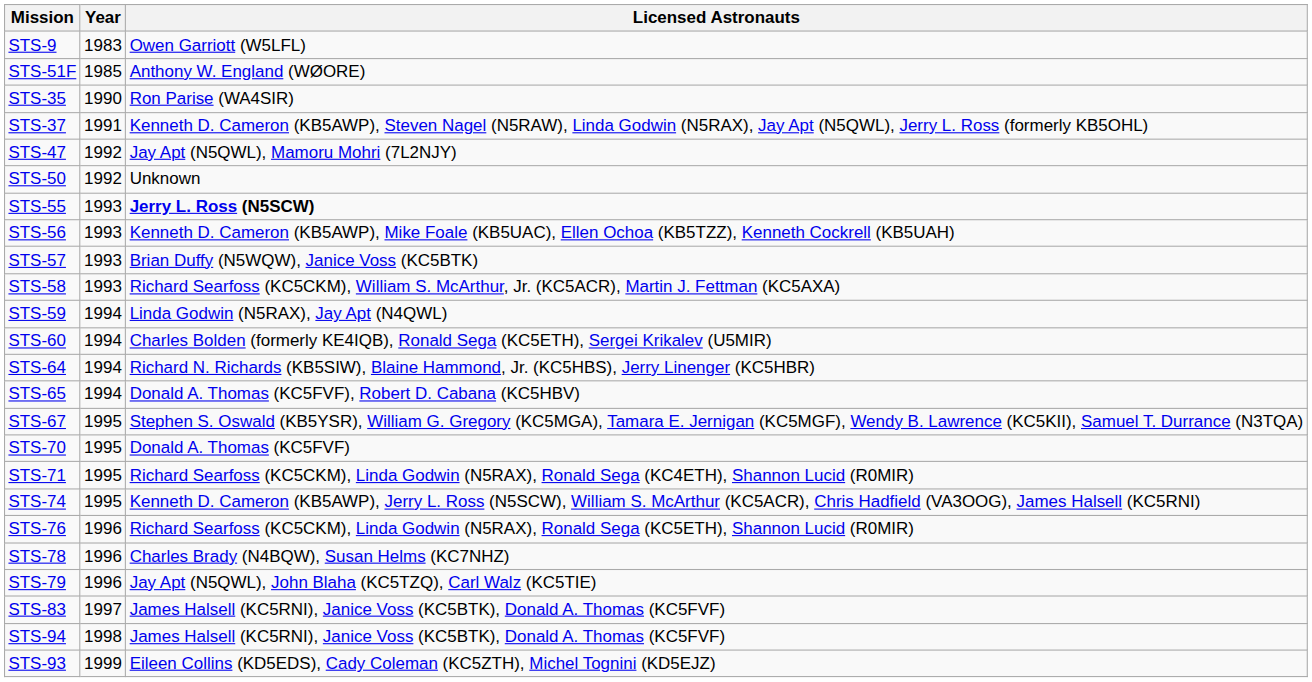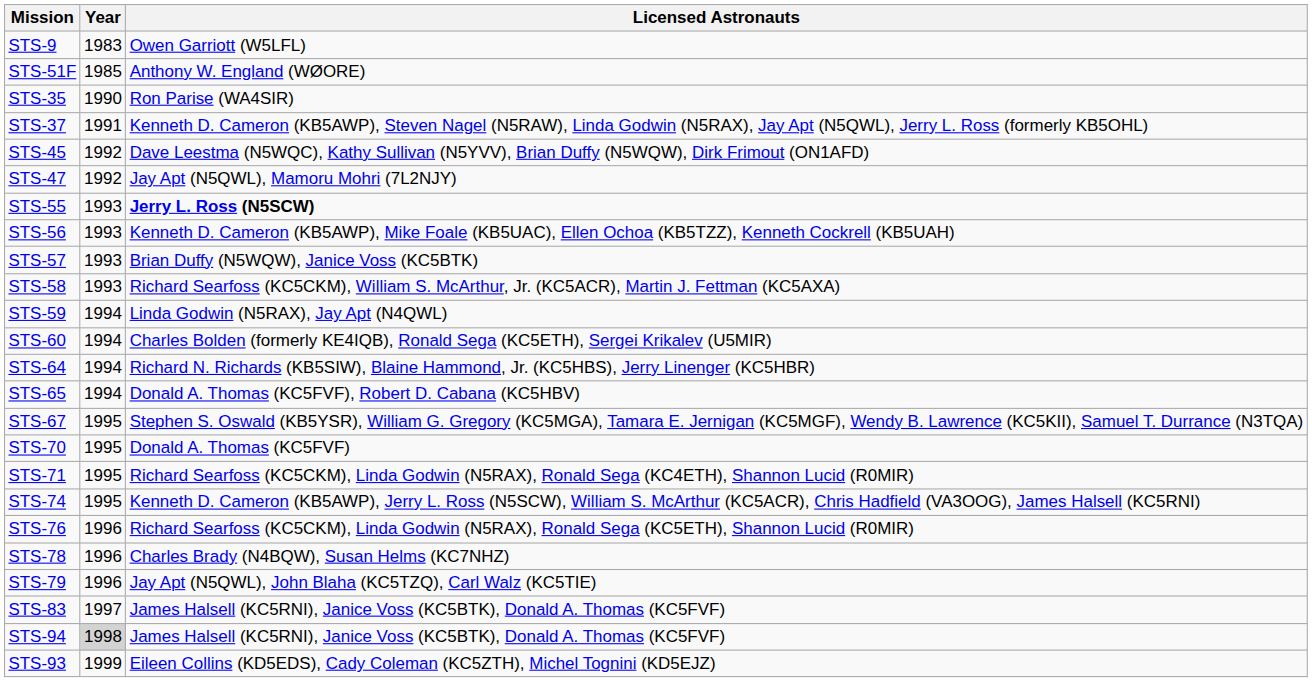+ row: (37, 152)
- row: (37, 179)
(103, 636) no background -> (103, 636) lightgrey background
